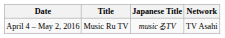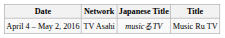columns swapped: (106, 11) <-> (202, 11)
